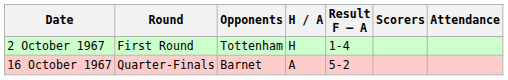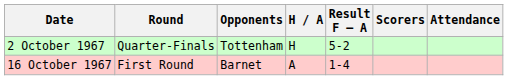(156, 46) First Round -> (166, 46) Quarter-Finals
(339, 46) 1-4 -> (339, 46) 5-2
(166, 65) Quarter-Finals -> (156, 65) First Round
(339, 65) 5-2 -> (339, 65) 1-4
